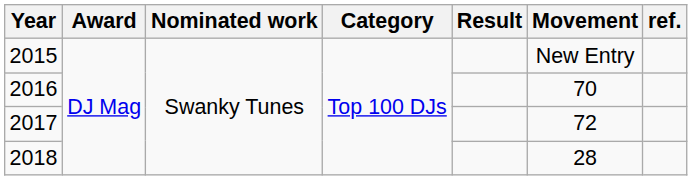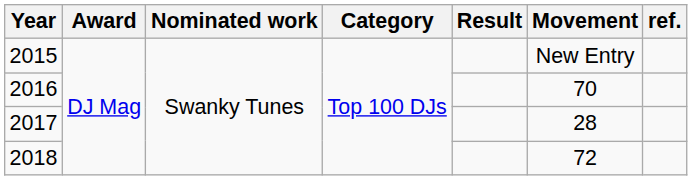(585, 123) 72 -> (585, 123) 28
(585, 157) 28 -> (585, 157) 72
